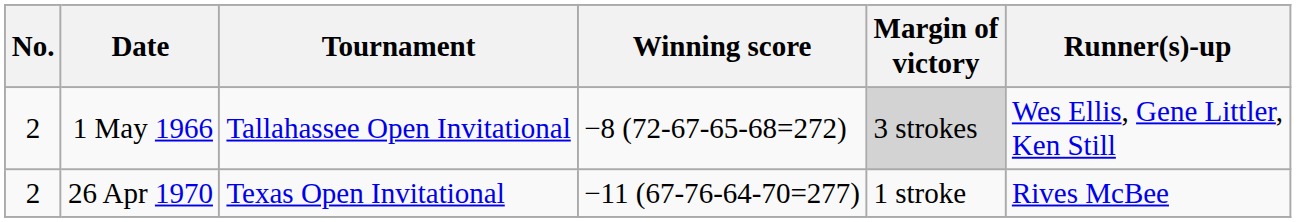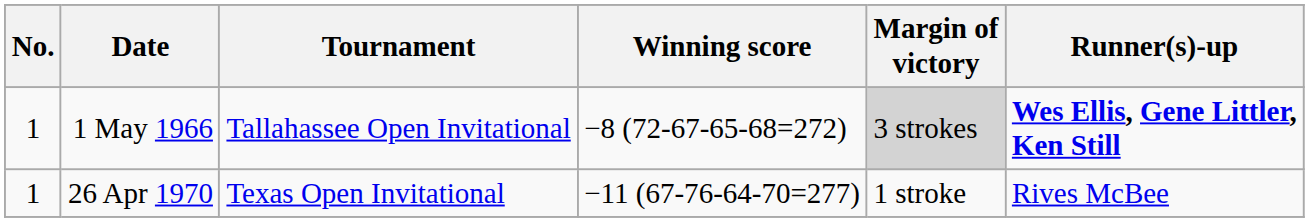(33, 128) 2 -> (33, 128) 1
(1147, 128) normal -> (1154, 128) bold
(33, 193) 2 -> (33, 193) 1
